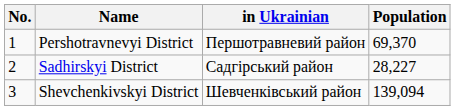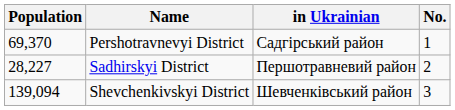columns swapped: (20, 17) <-> (410, 17)
(286, 42) Першотравневий район -> (320, 42) Садгірський район
(269, 67) Садгірський район -> (336, 67) Першотравневий район
